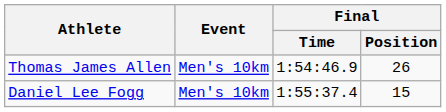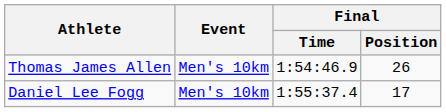(401, 93) 15 -> (401, 93) 17
